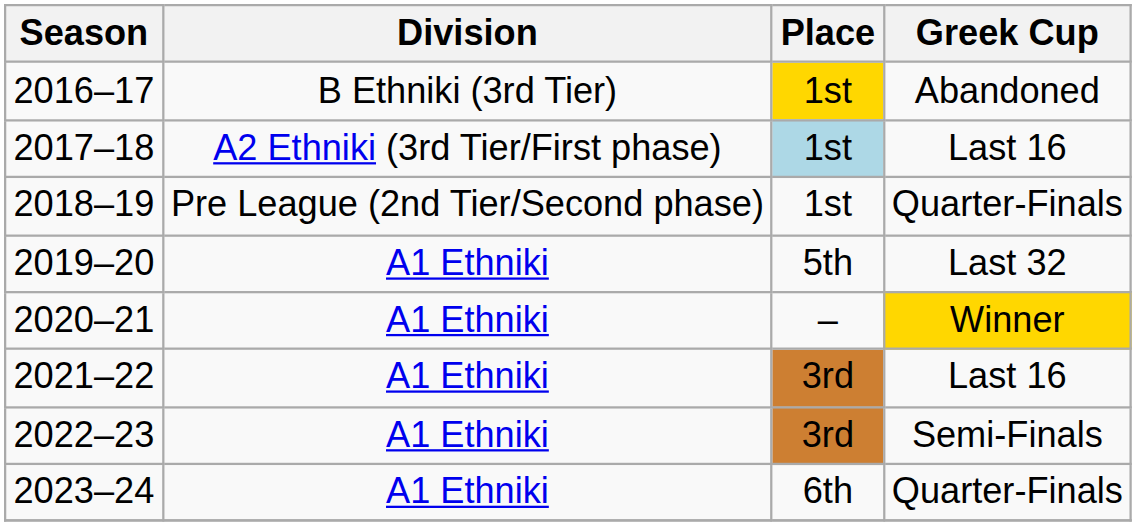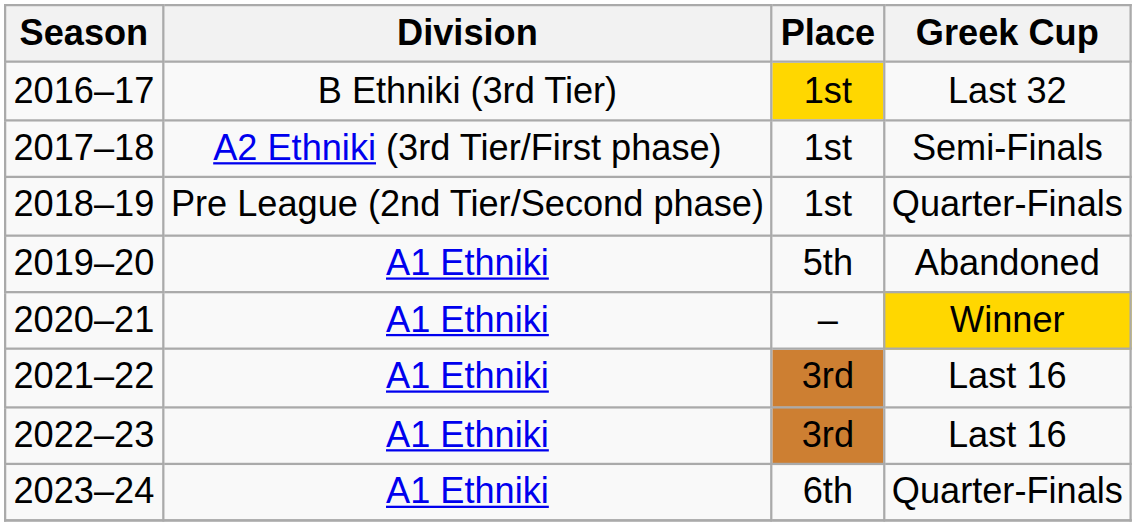(1007, 90) Abandoned -> (1007, 90) Last 32
(828, 147) lightblue background -> (828, 147) no background
(1007, 147) Last 16 -> (1007, 147) Semi-Finals
(1007, 262) Last 32 -> (1007, 262) Abandoned
(1007, 434) Semi-Finals -> (1007, 434) Last 16
